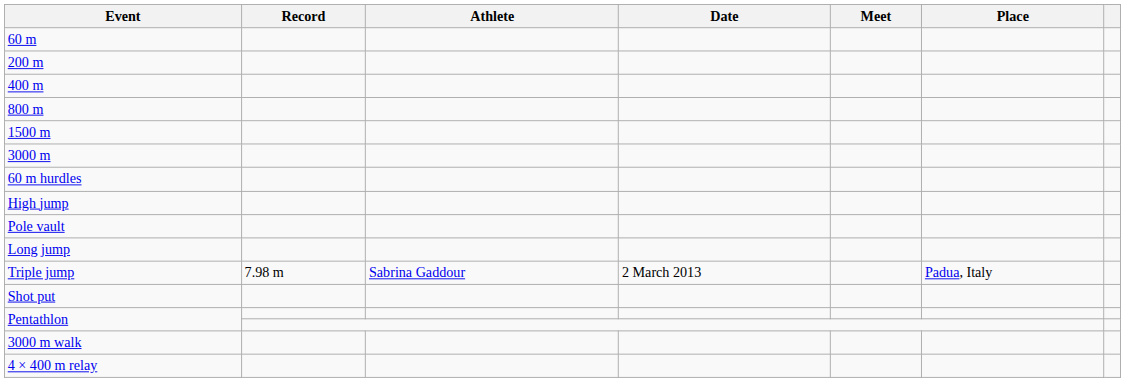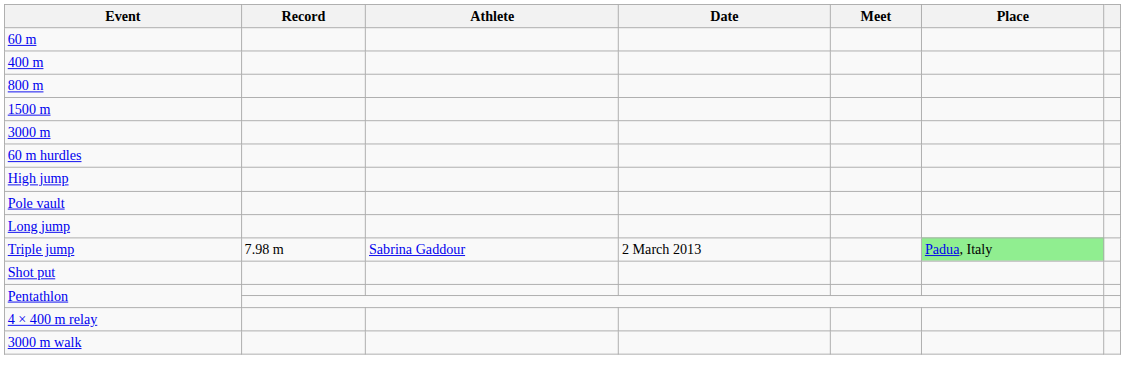- row: (26, 62)
(959, 272) no background -> (959, 249) lightgreen background
rows swapped: (45, 342) <-> (53, 365)
